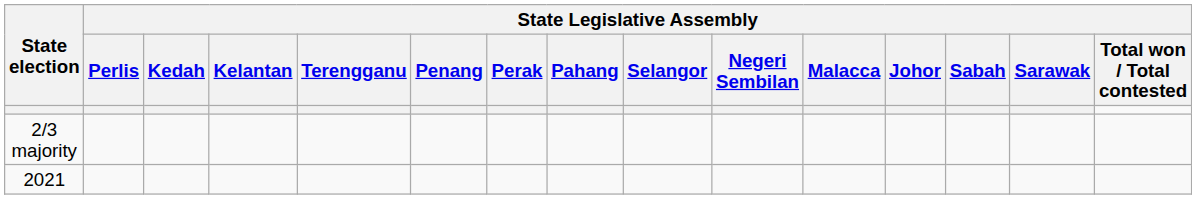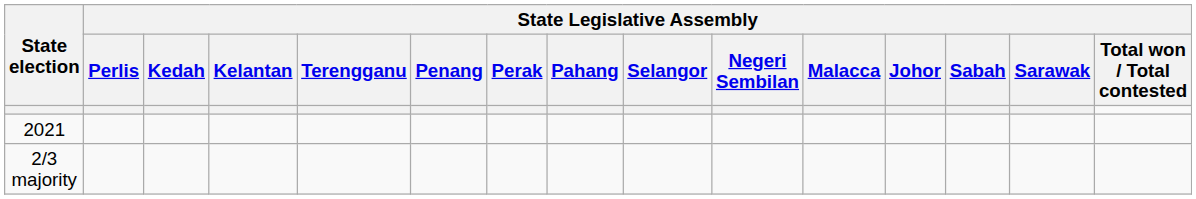rows swapped: (44, 140) <-> (44, 180)
